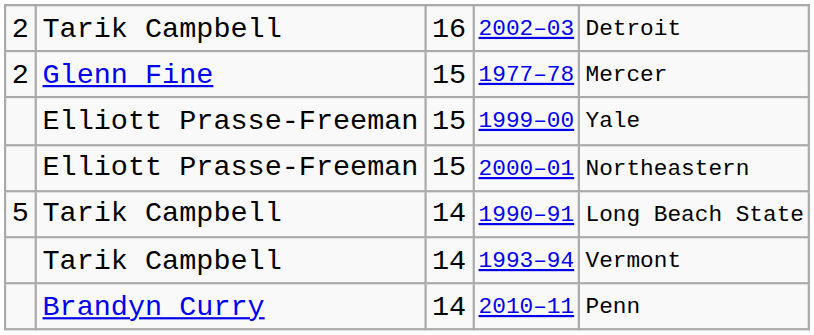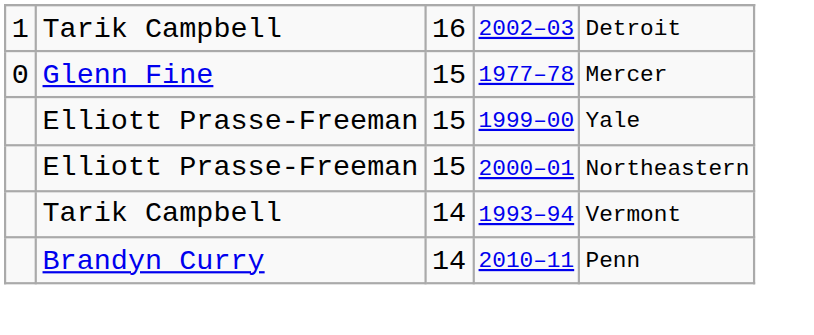(20, 28) 2 -> (20, 28) 1
(20, 75) 2 -> (20, 75) 0
- row: (526, 214)
